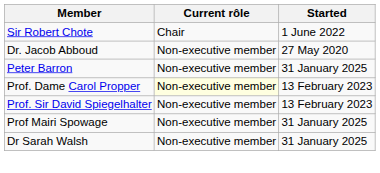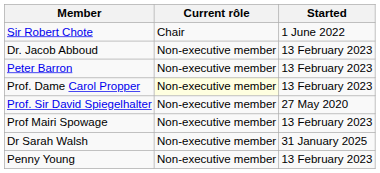(315, 50) 27 May 2020 -> (327, 50) 13 February 2023
(324, 68) 31 January 2025 -> (327, 68) 13 February 2023
(327, 104) 13 February 2023 -> (315, 104) 27 May 2020
(324, 123) 31 January 2025 -> (327, 123) 13 February 2023
+ row: (41, 159)
